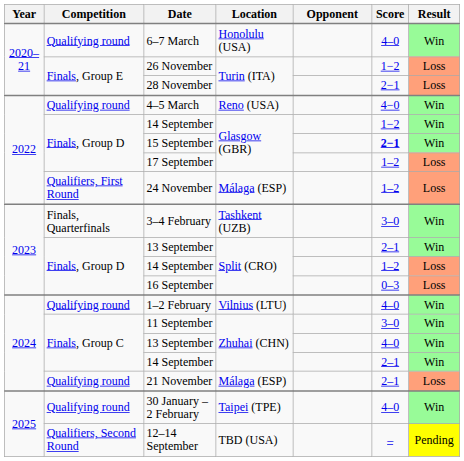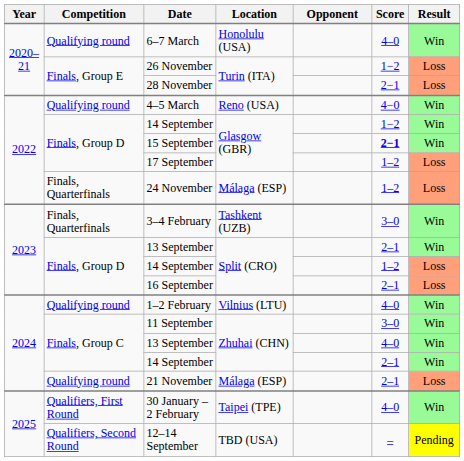(85, 188) Qualifiers, First Round -> (78, 188) Finals, Quarterfinals
(390, 285) 0–3 -> (390, 285) 2–1
(88, 407) Qualifying round -> (85, 407) Qualifiers, First Round
